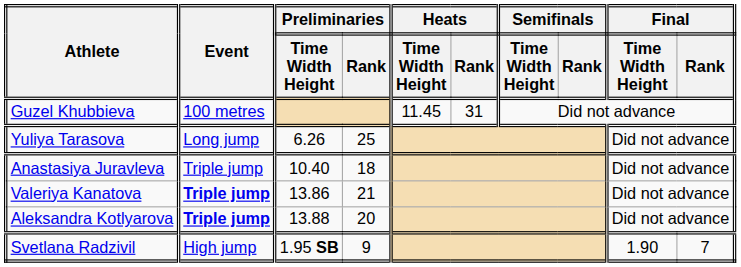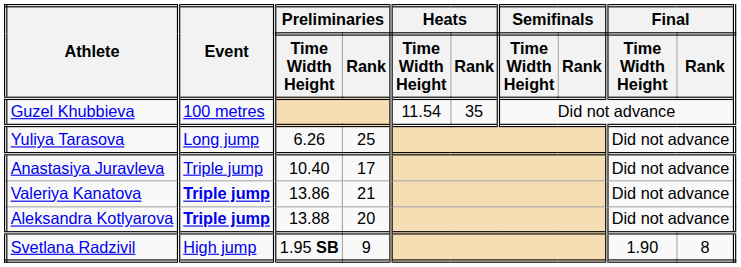(421, 112) 11.45 -> (421, 112) 11.54
(474, 112) 31 -> (474, 112) 35
(366, 168) 18 -> (366, 168) 17
(705, 247) 7 -> (705, 247) 8
